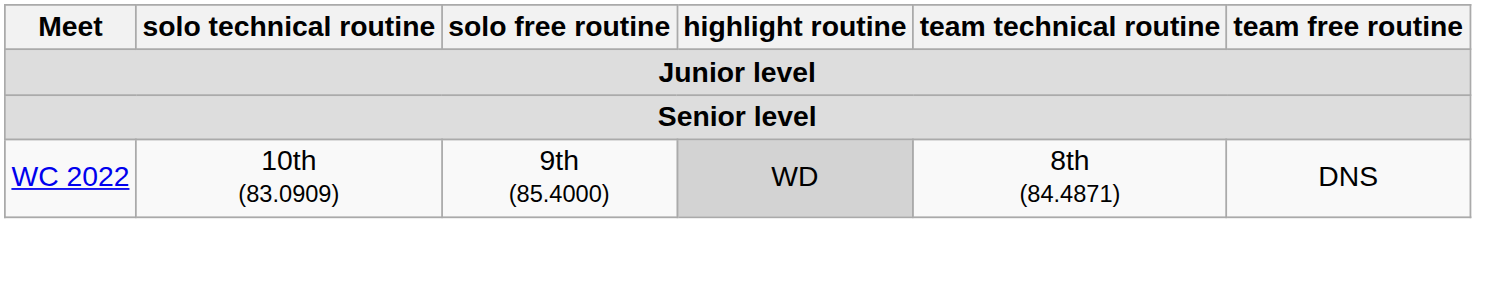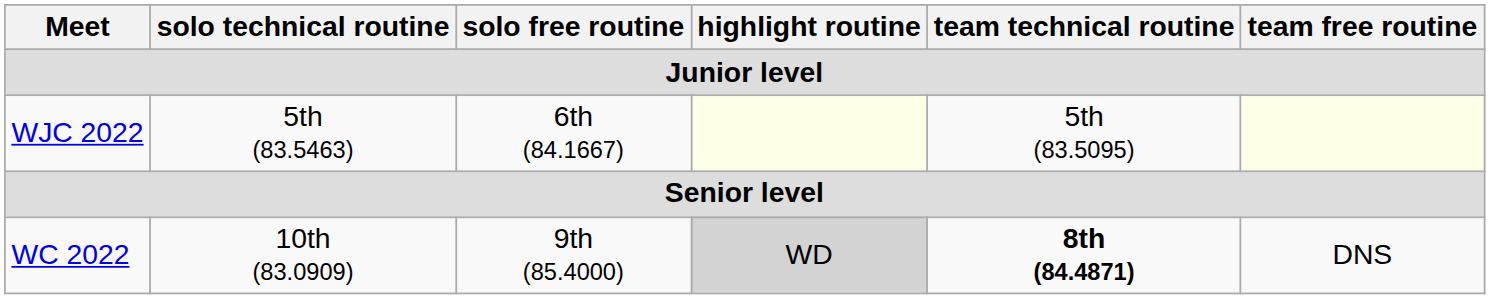+ row: (78, 132)
(1070, 177) normal -> (1084, 254) bold
